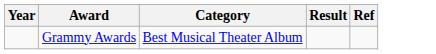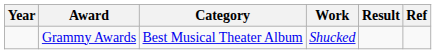+ column: (332, 15)
